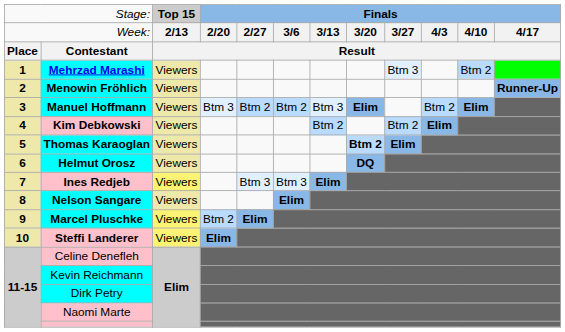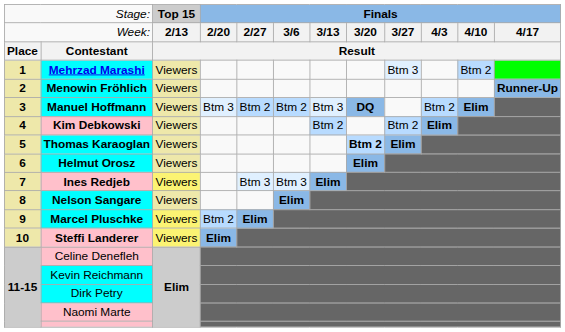(365, 107) Elim -> (365, 107) DQ
(365, 163) DQ -> (365, 163) Elim
